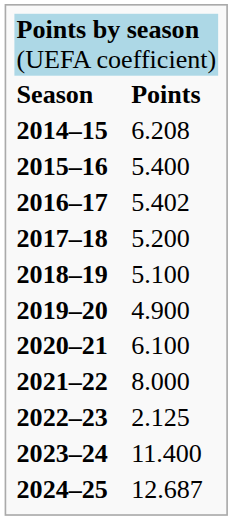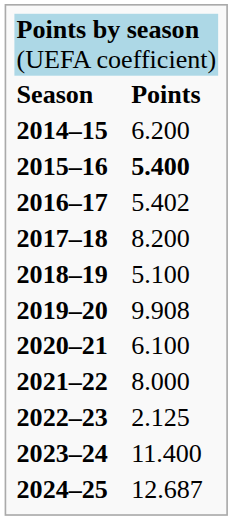(160, 131) 6.208 -> (160, 131) 6.200
(160, 166) normal -> (160, 166) bold
(160, 238) 5.200 -> (160, 238) 8.200
(160, 310) 4.900 -> (160, 310) 9.908
